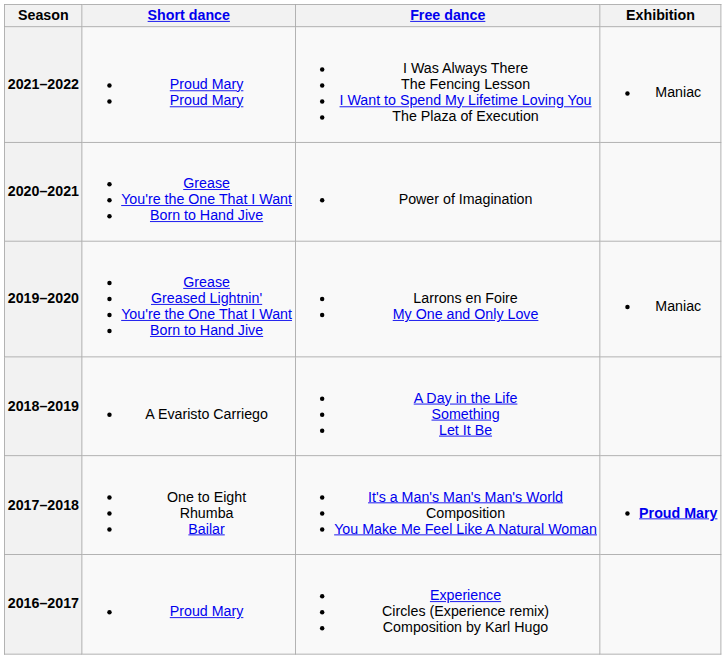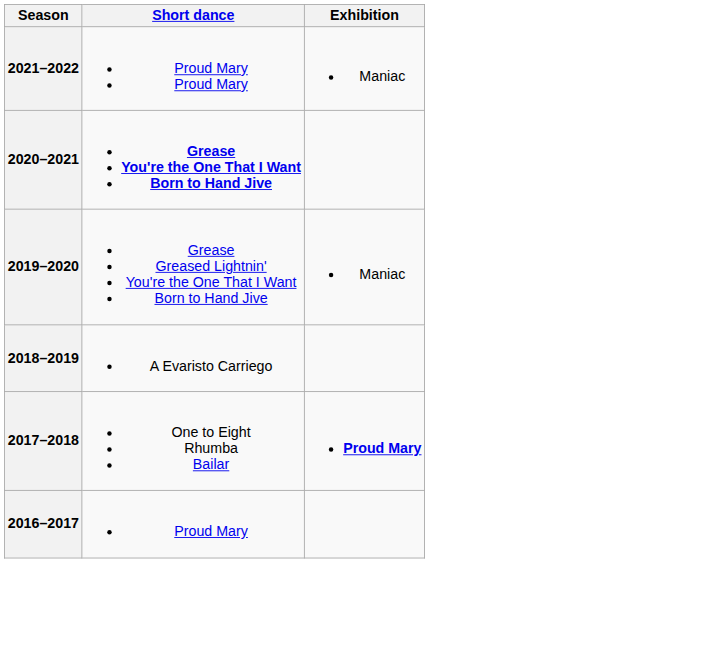- column: (448, 15)
(189, 200) normal -> (193, 168) bold
